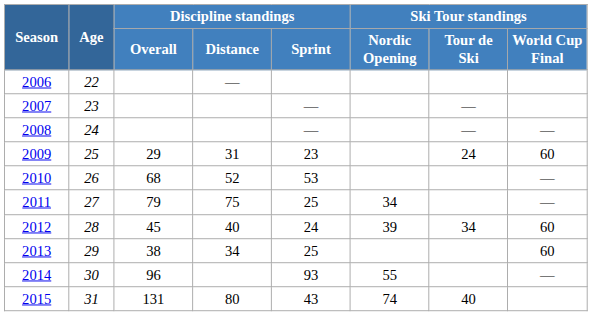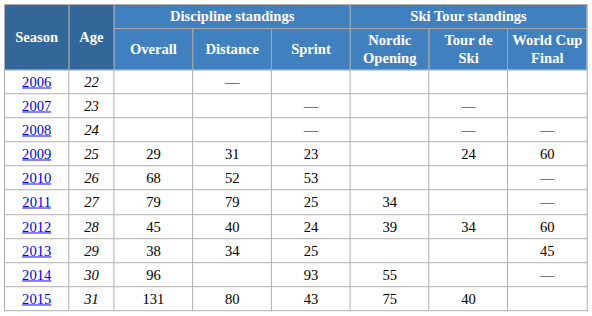(232, 202) 75 -> (232, 202) 79
(547, 250) 60 -> (547, 250) 45
(390, 298) 74 -> (390, 298) 75
